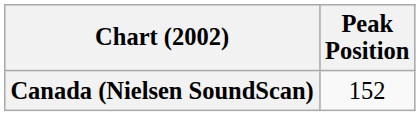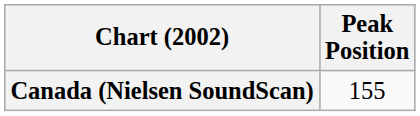(367, 90) 152 -> (367, 90) 155
